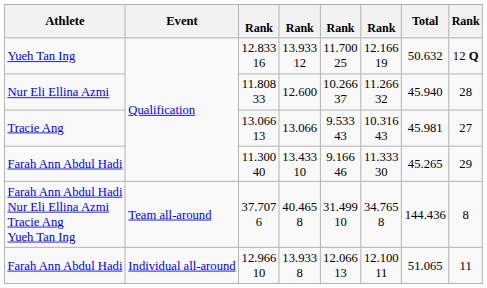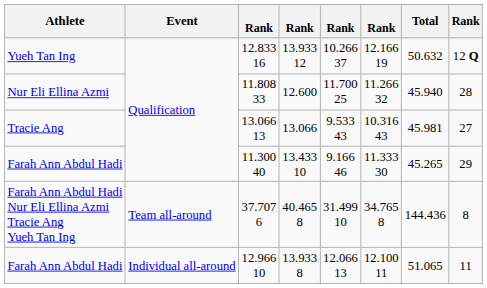(341, 56) 11.700 25 -> (341, 56) 10.266 37
(341, 92) 10.266 37 -> (341, 92) 11.700 25
